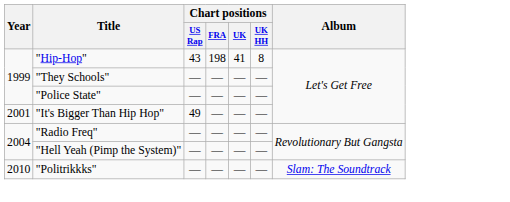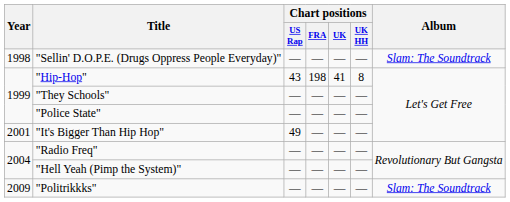+ row: (159, 58)
(19, 169) 2010 -> (19, 188) 2009
